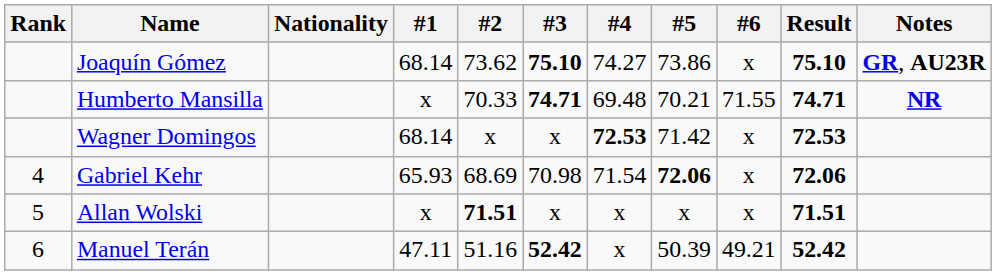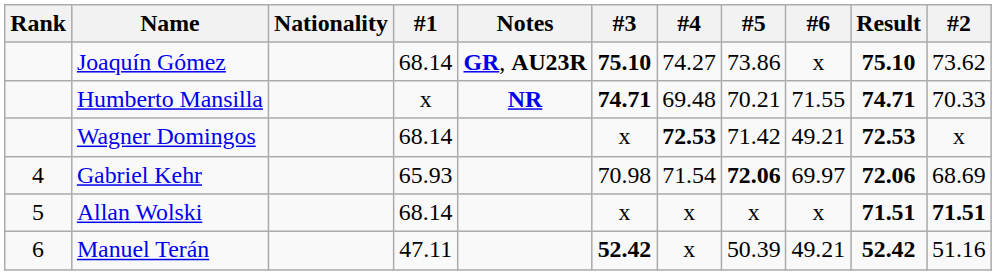columns swapped: (490, 23) <-> (924, 23)
(749, 136) x -> (818, 136) 49.21
(749, 174) x -> (818, 174) 69.97
(426, 212) x -> (426, 212) 68.14
